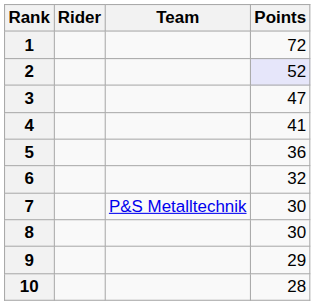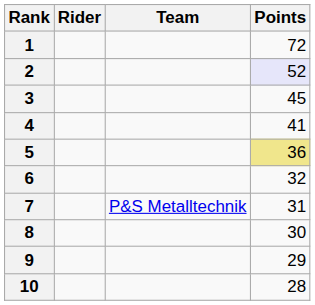(297, 98) 47 -> (297, 98) 45
(297, 152) no background -> (297, 152) khaki background
(297, 206) 30 -> (297, 206) 31
